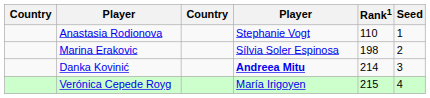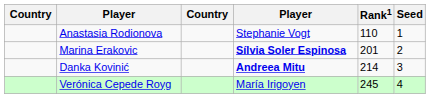(287, 50) normal -> (291, 50) bold
(369, 50) 198 -> (369, 50) 201
(369, 85) 215 -> (369, 85) 245
